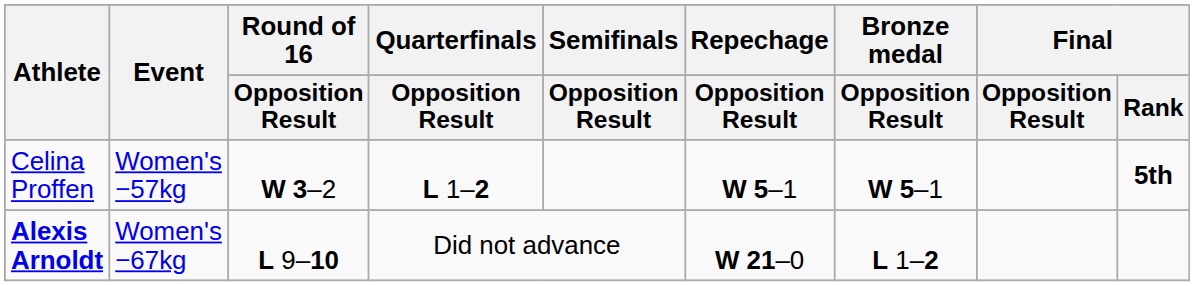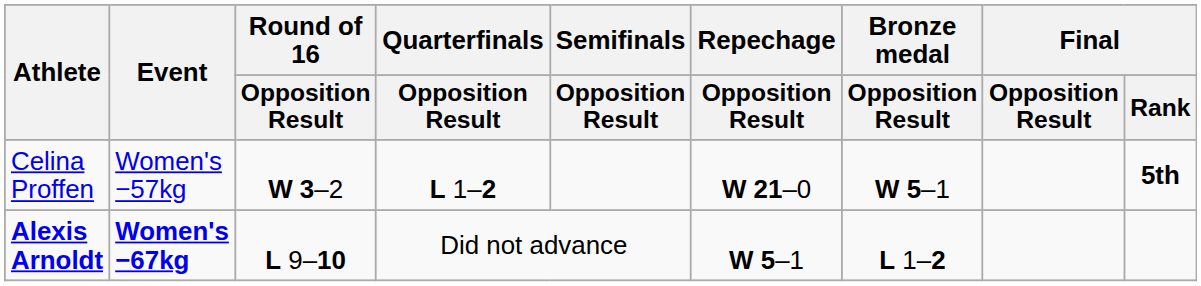(760, 190) W 5–1 -> (767, 190) W 21–0
(169, 245) normal -> (172, 245) bold
(760, 260) W 21–0 -> (767, 260) W 5–1
